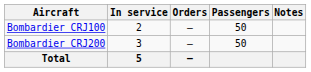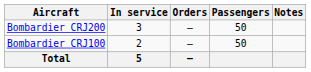rows swapped: (56, 28) <-> (56, 44)
